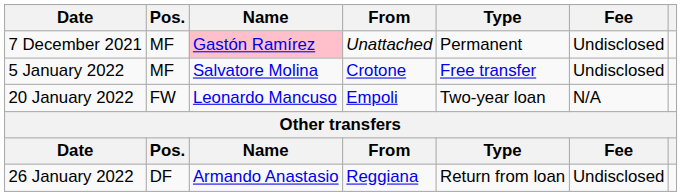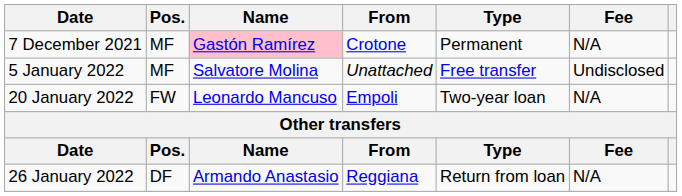(389, 44) Unattached -> (376, 44) Crotone
(619, 44) Undisclosed -> (587, 44) N/A
(376, 71) Crotone -> (389, 71) Unattached
(619, 177) Undisclosed -> (587, 177) N/A
